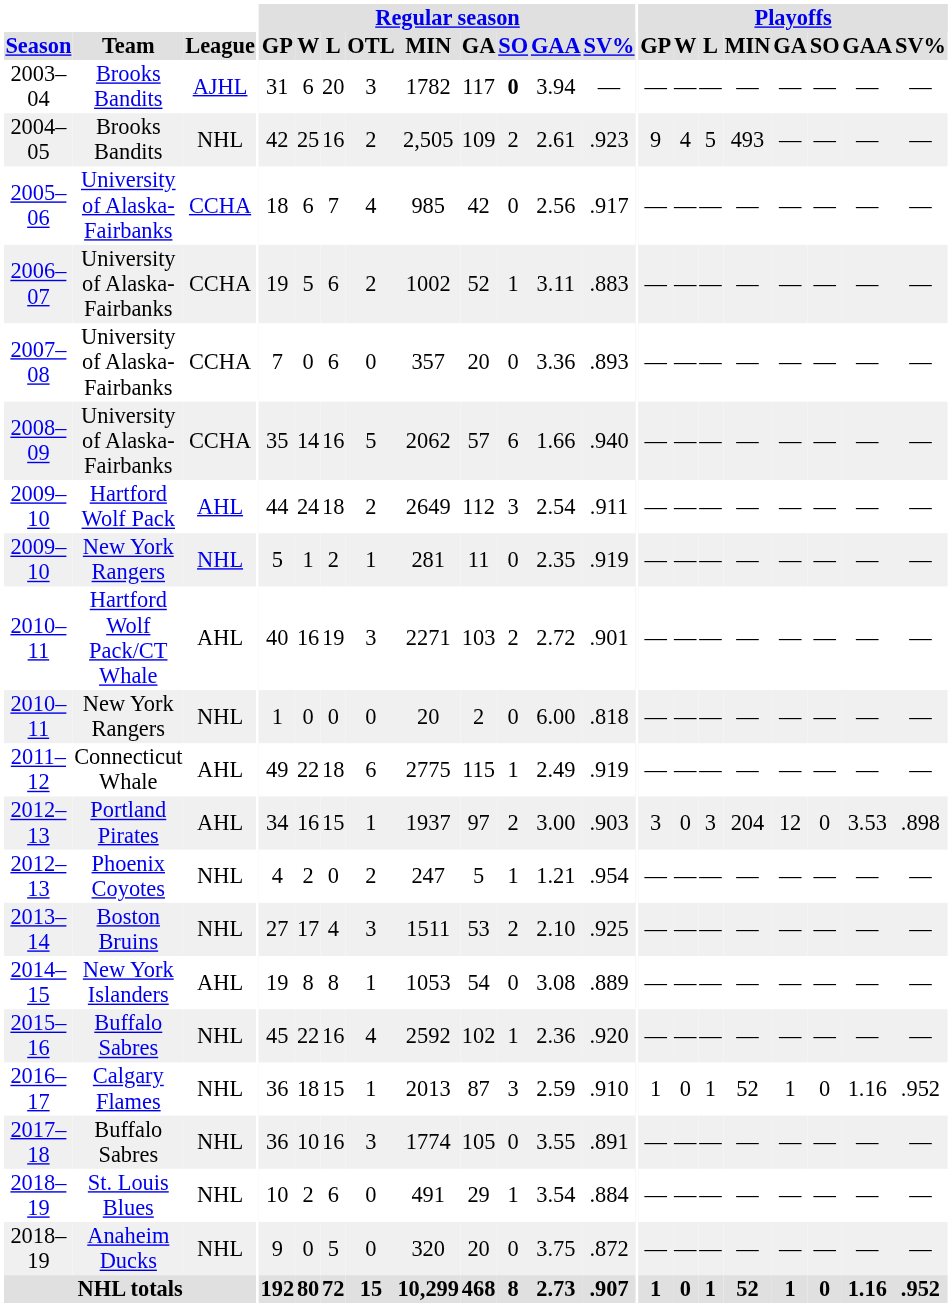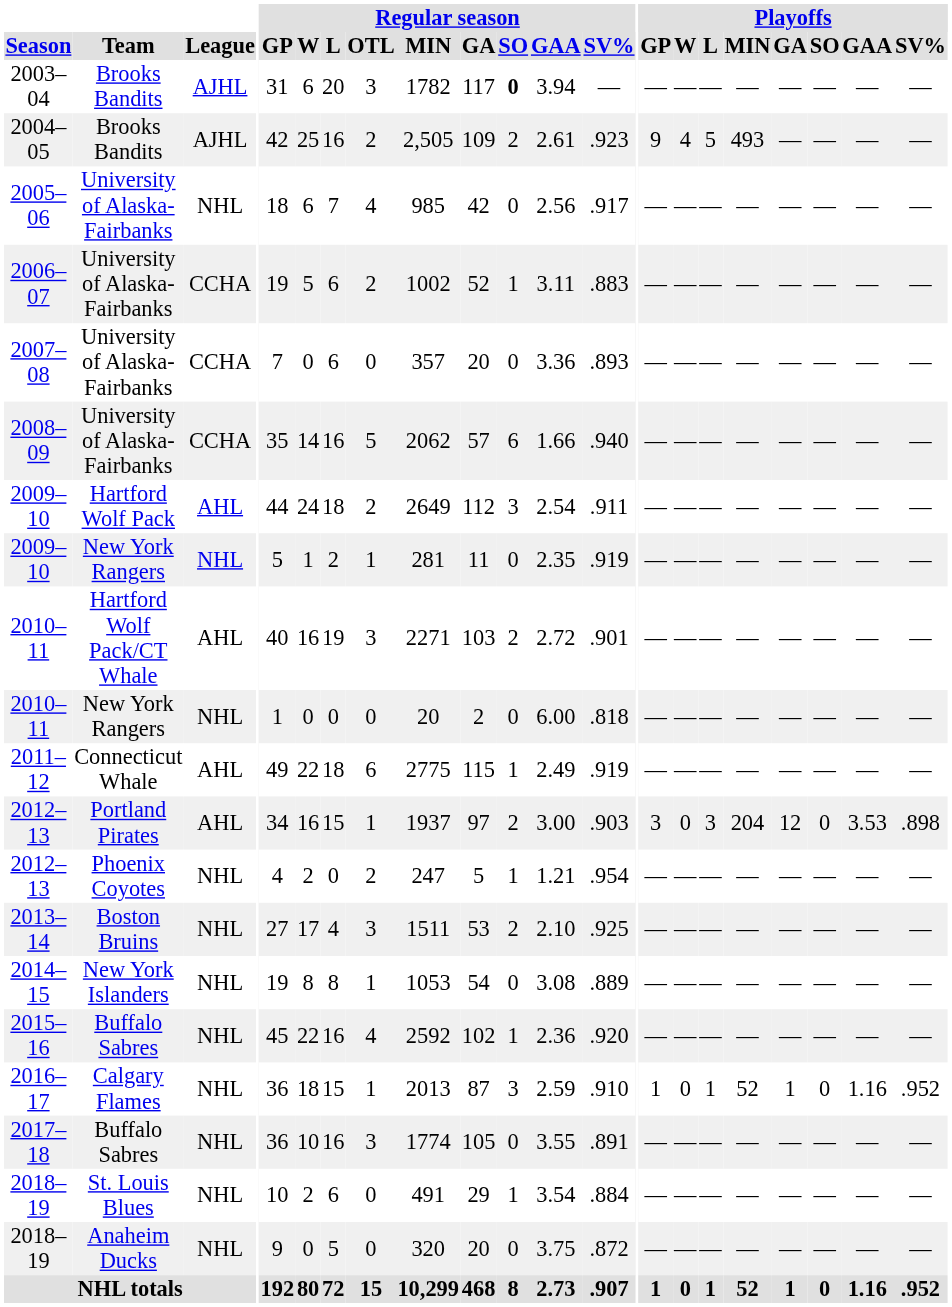(220, 139) NHL -> (220, 139) AJHL
(220, 205) CCHA -> (220, 205) NHL
(220, 982) AHL -> (220, 982) NHL
